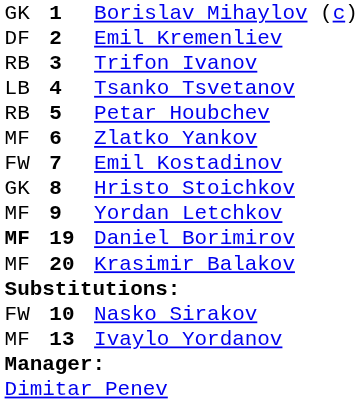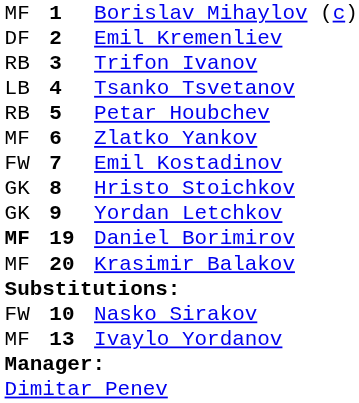(17, 14) GK -> (17, 14) MF
(17, 214) MF -> (17, 214) GK
